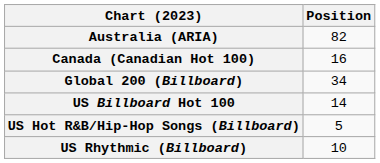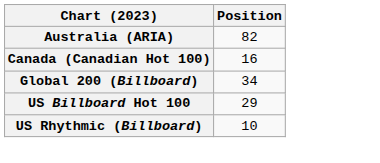(339, 104) 14 -> (249, 104) 29
- row: (154, 126)
